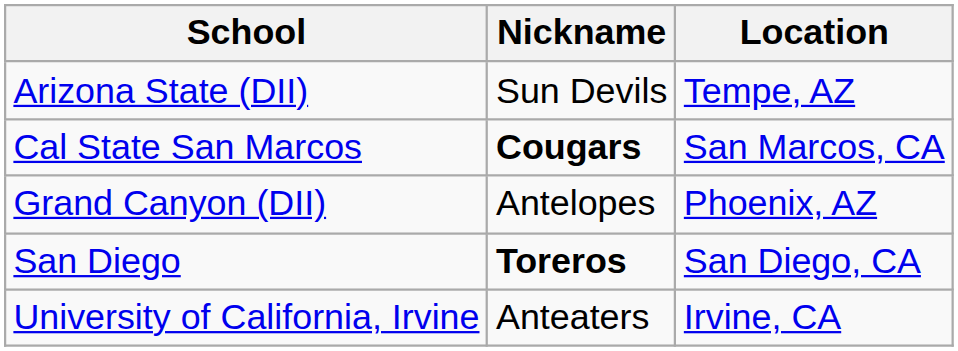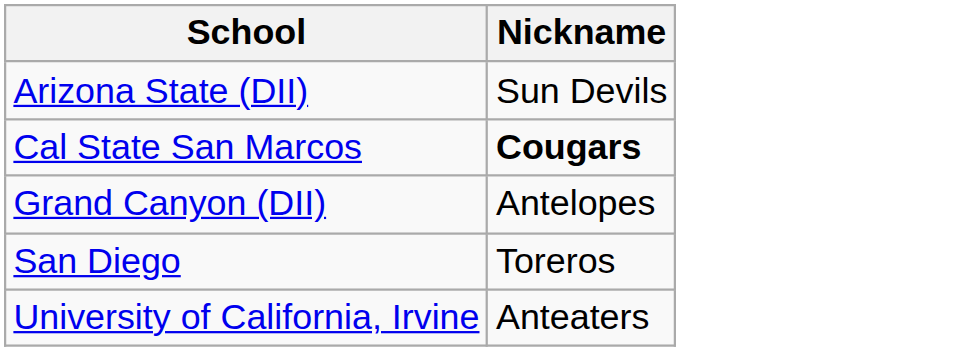- column: (814, 32)
(561, 260) bold -> (556, 260) normal
